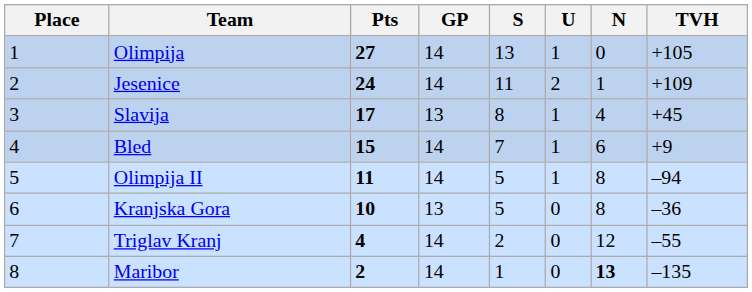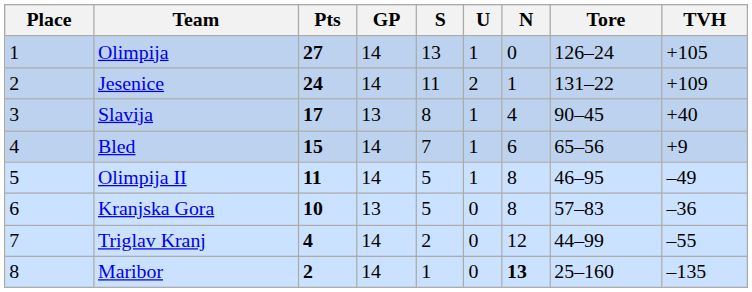+ column: (606, 20)
(667, 114) +45 -> (682, 114) +40
(666, 177) –94 -> (681, 177) –49
